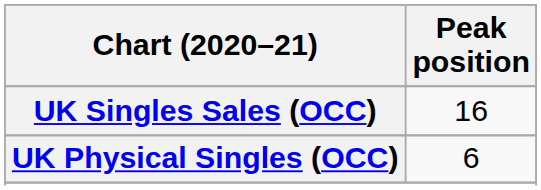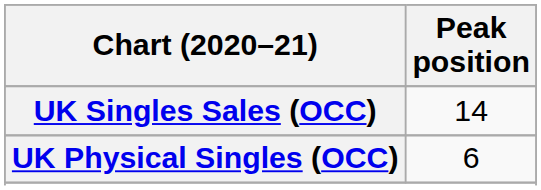(471, 110) 16 -> (471, 110) 14
